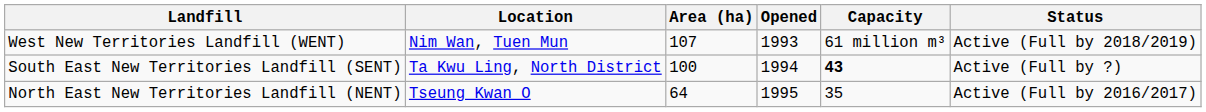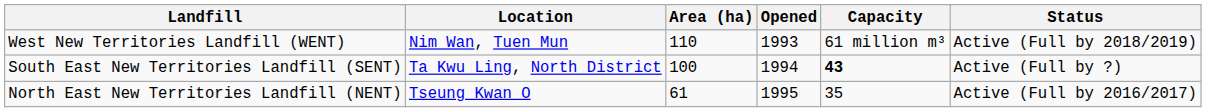(683, 43) 107 -> (683, 43) 110
(679, 94) 64 -> (679, 94) 61
